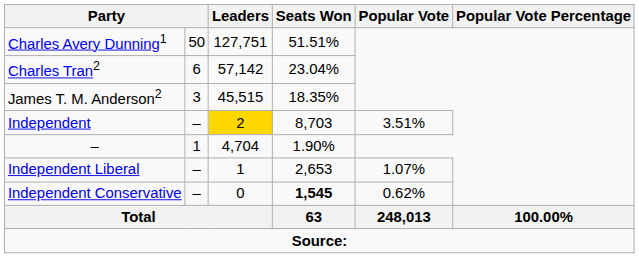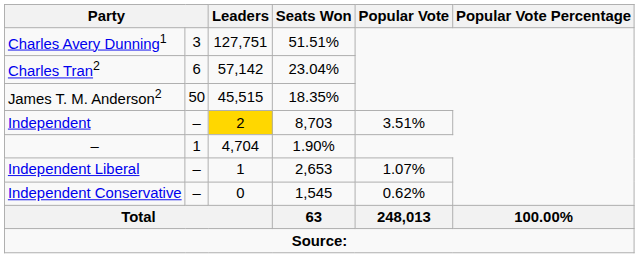(197, 41) 50 -> (197, 41) 3
(197, 97) 3 -> (197, 97) 50
(314, 193) bold -> (314, 193) normal
